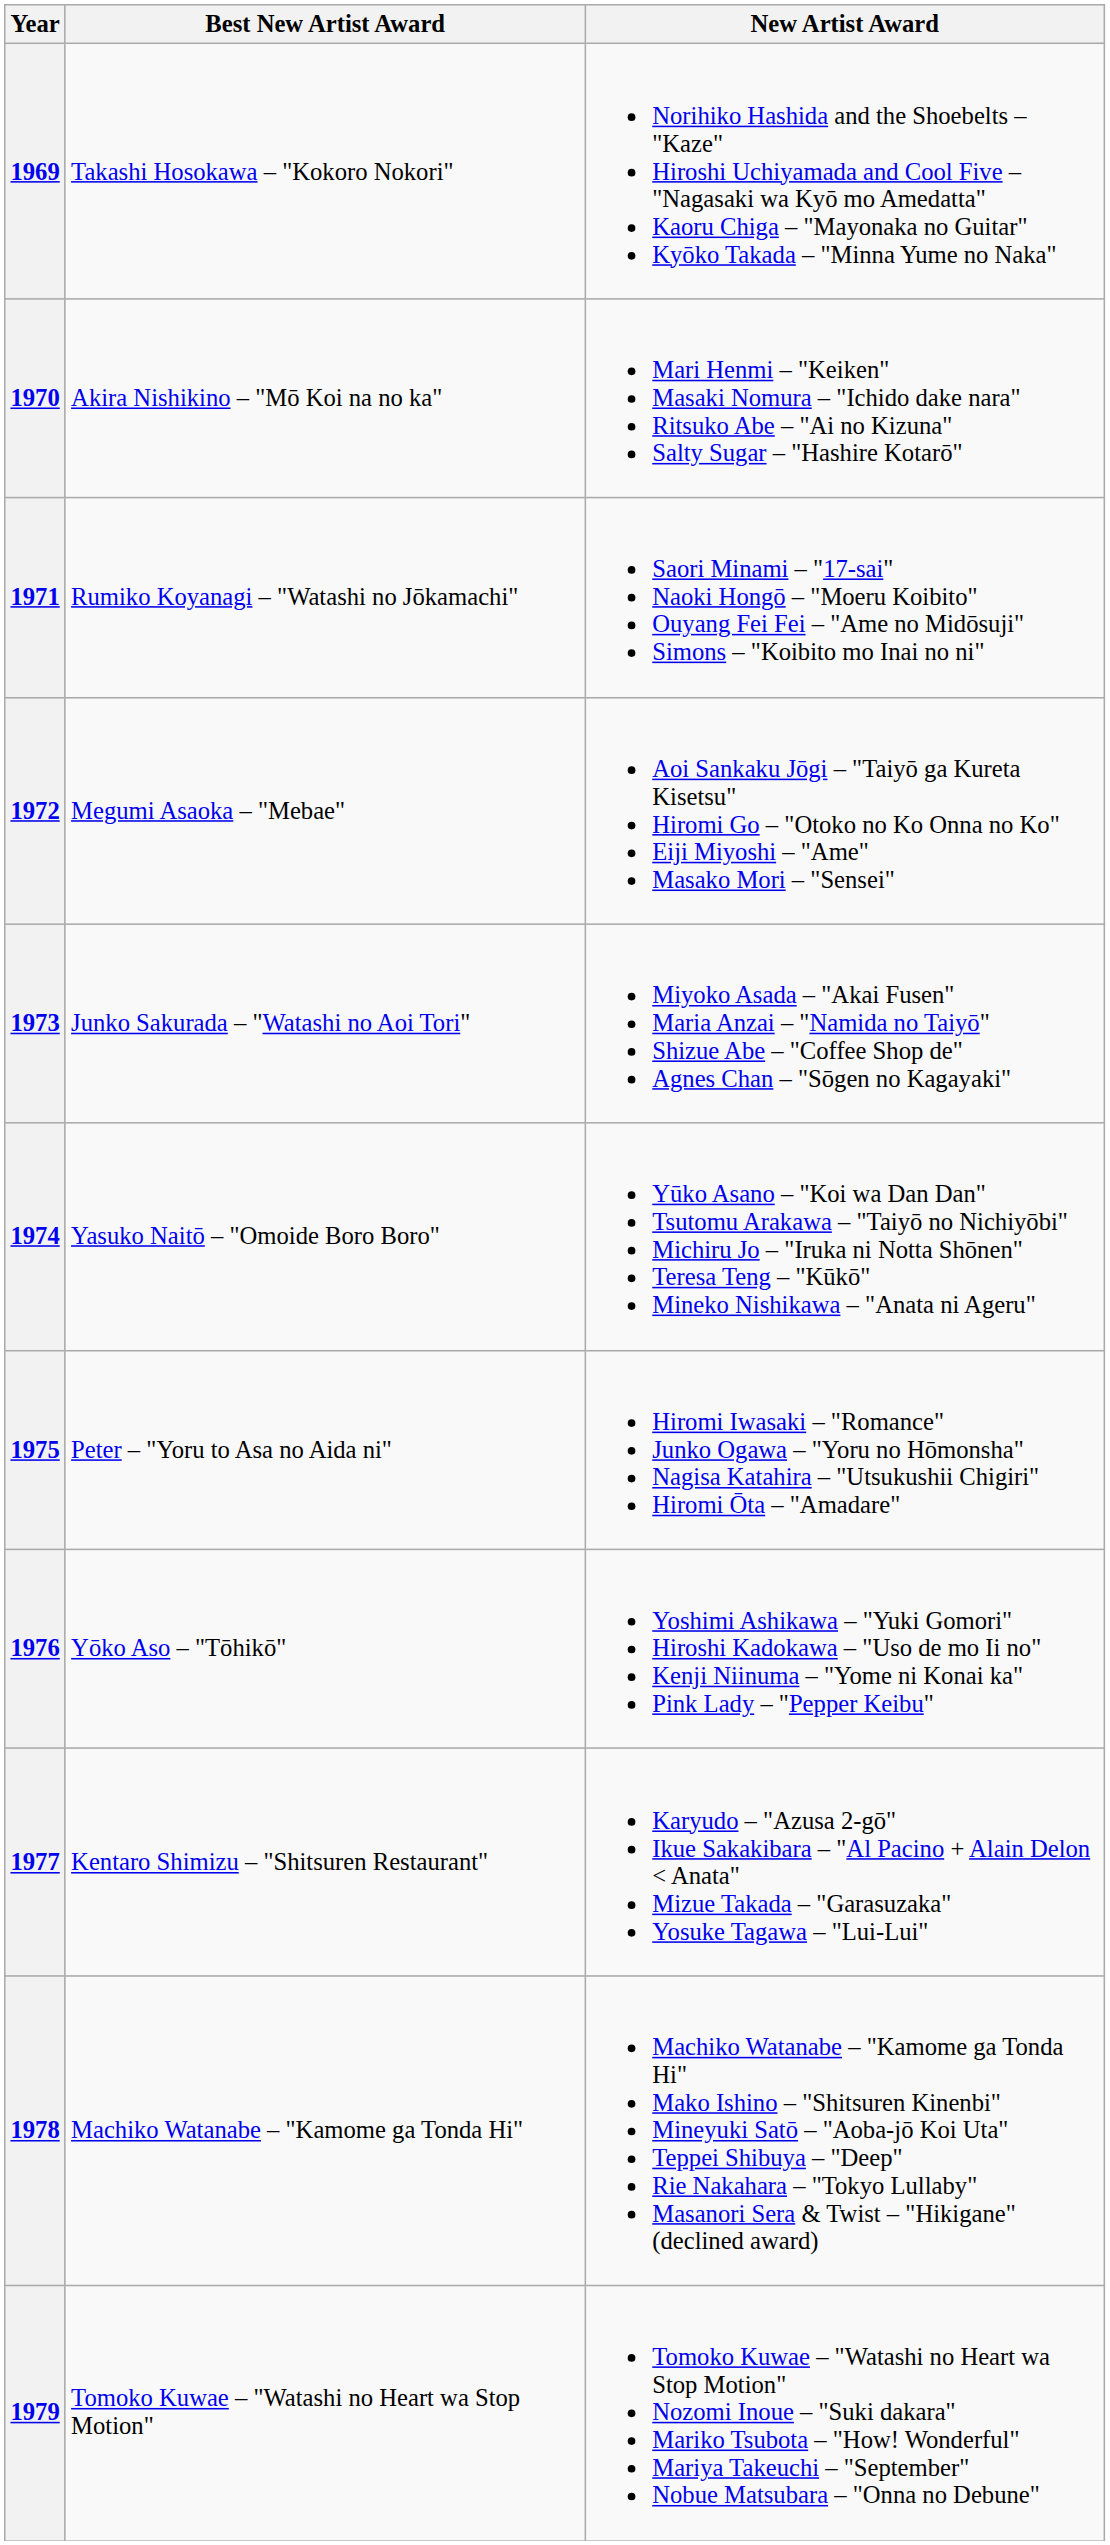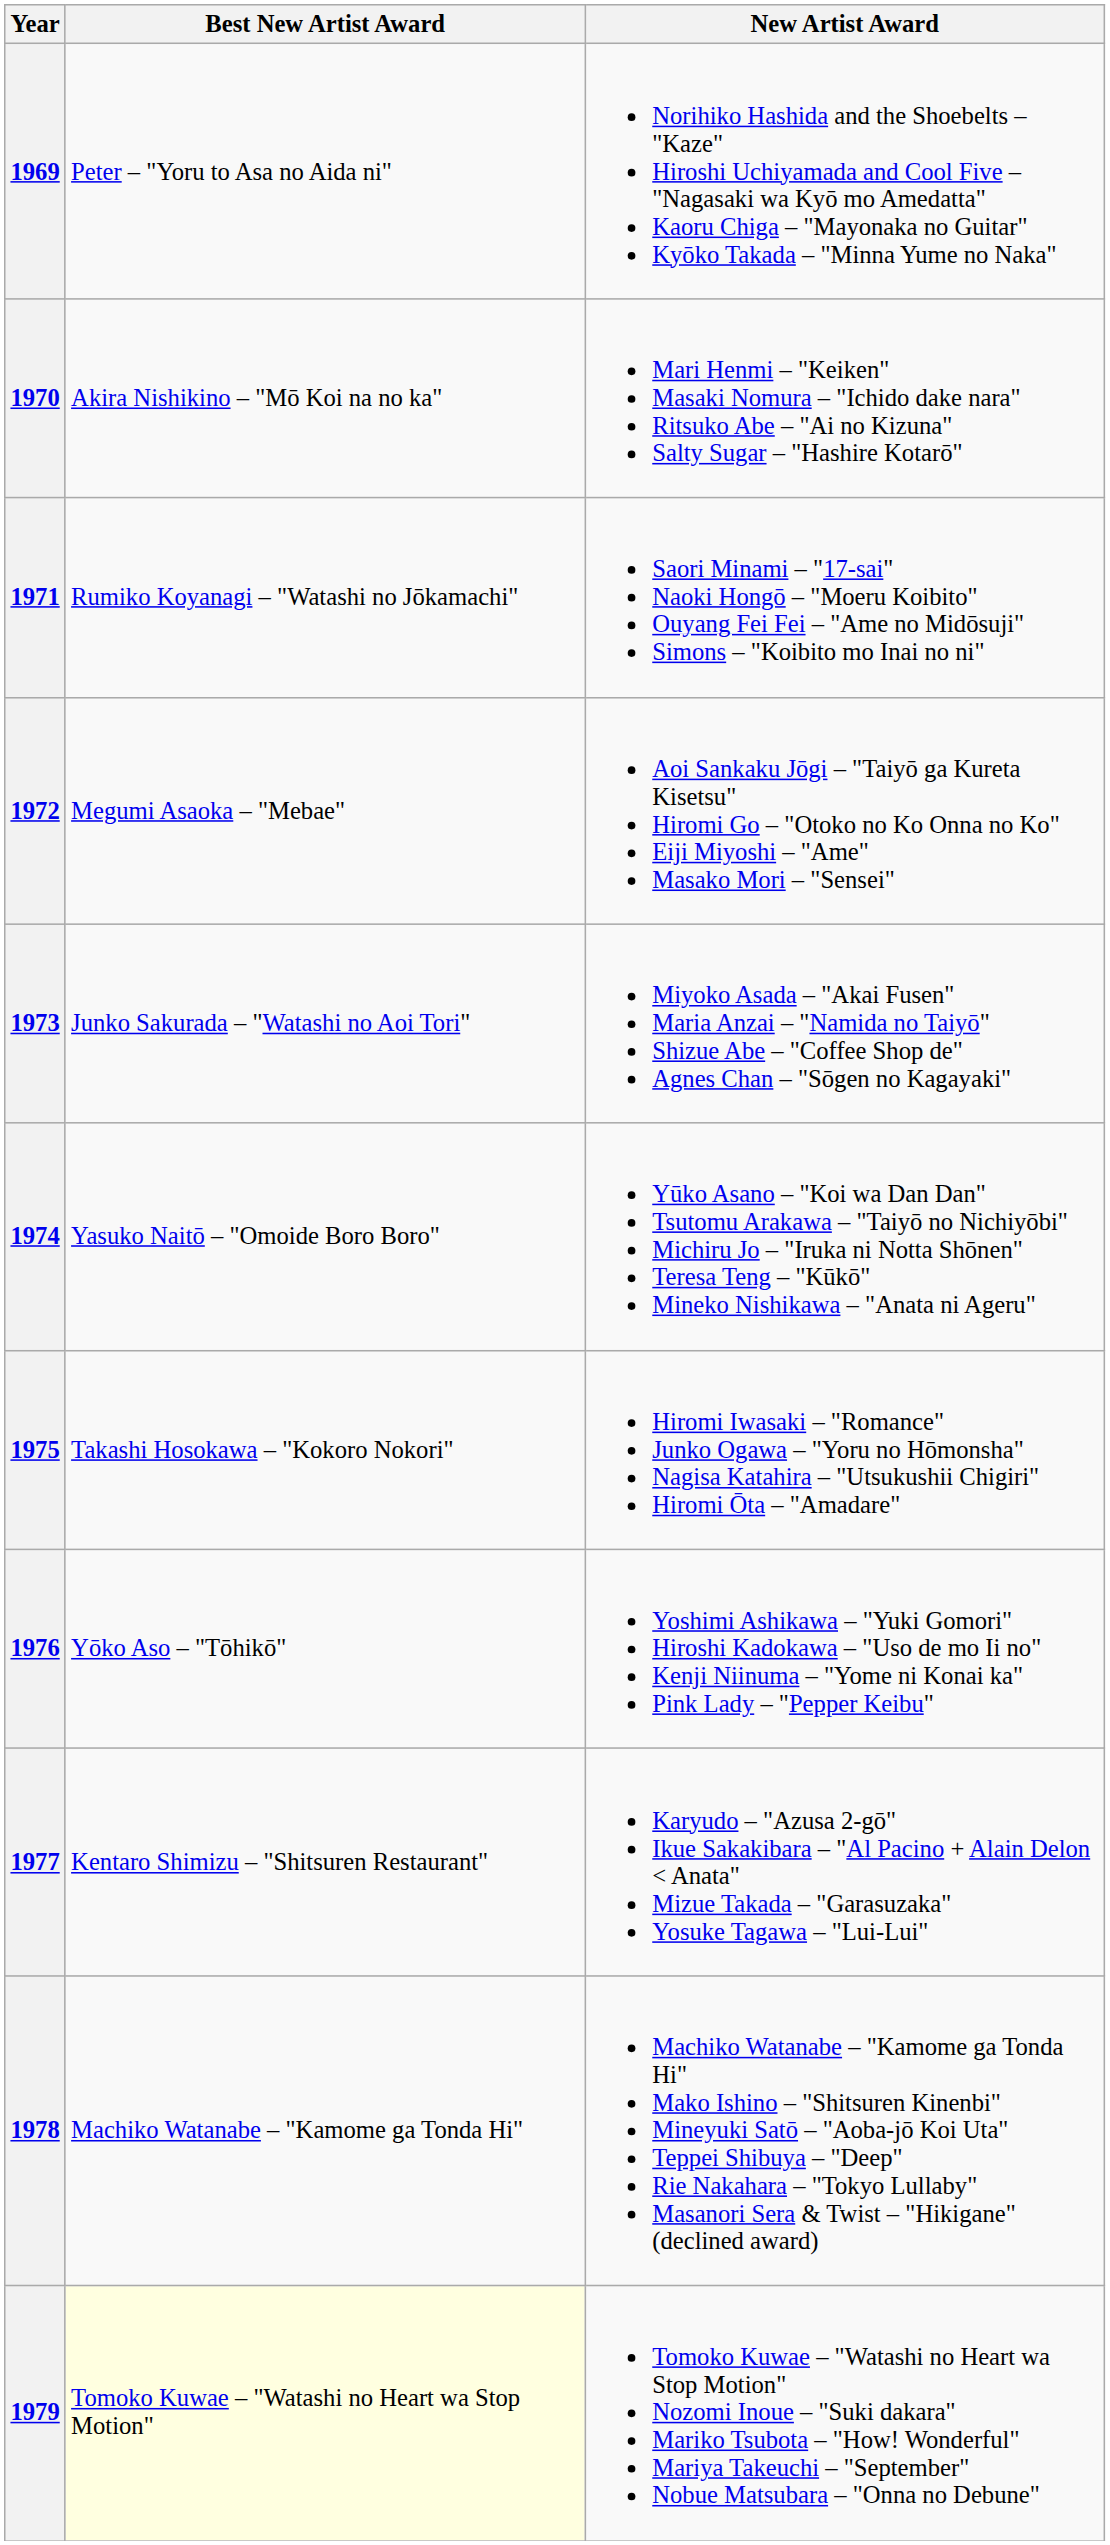(262, 170) Takashi Hosokawa – "Kokoro Nokori" -> (231, 170) Peter – "Yoru to Asa no Aida ni"
(231, 1449) Peter – "Yoru to Asa no Aida ni" -> (262, 1449) Takashi Hosokawa – "Kokoro Nokori"
(296, 2412) no background -> (296, 2412) lightyellow background
